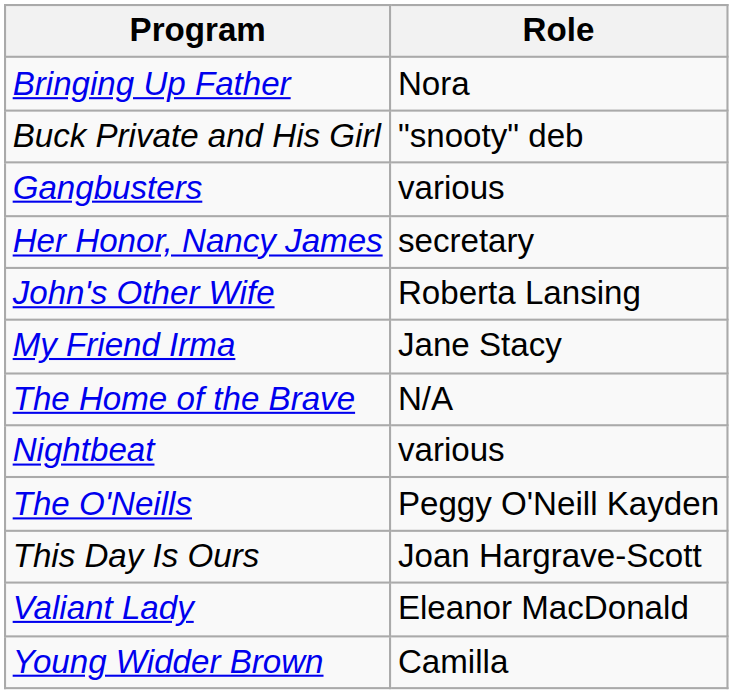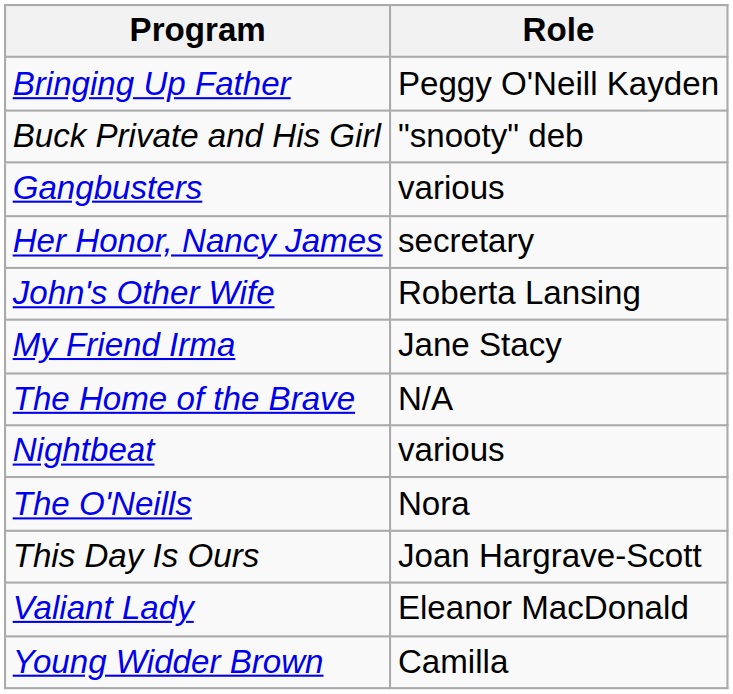(434, 83) Nora -> (558, 83) Peggy O'Neill Kayden
(558, 503) Peggy O'Neill Kayden -> (434, 503) Nora
